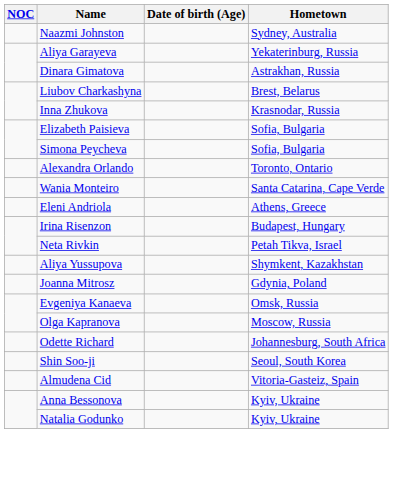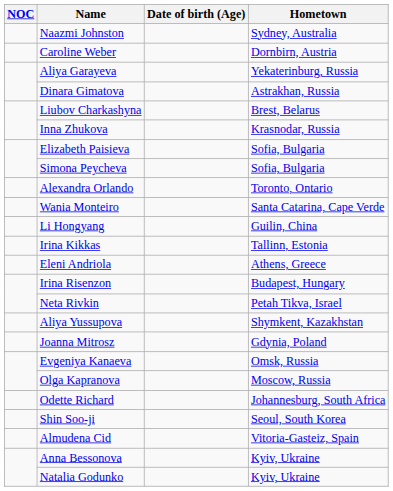+ row: (78, 52)
+ row: (72, 226)
+ row: (70, 245)
